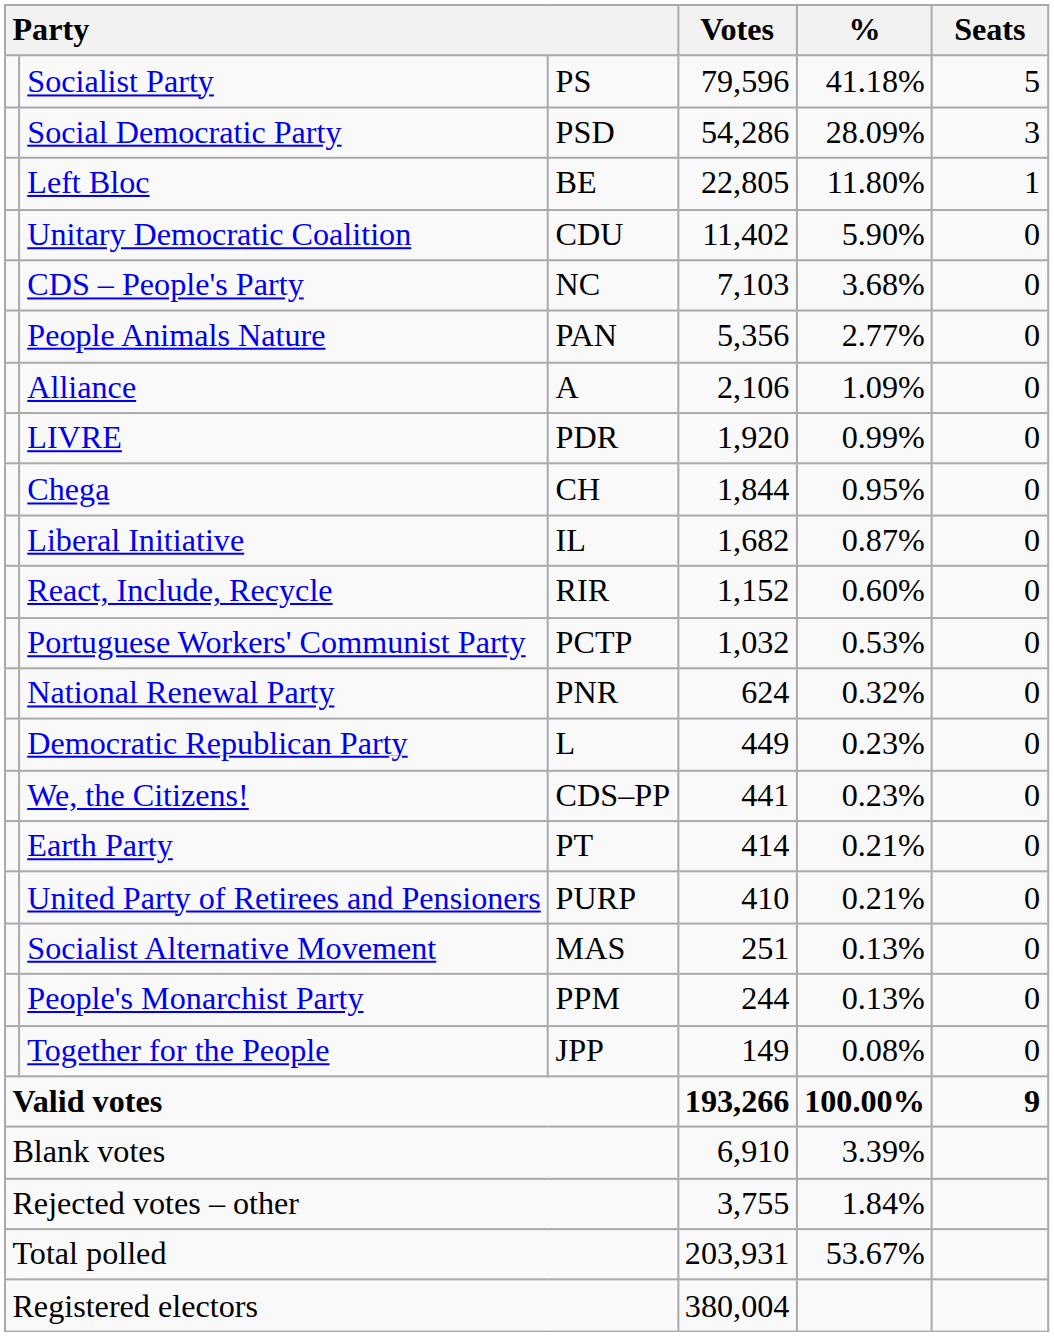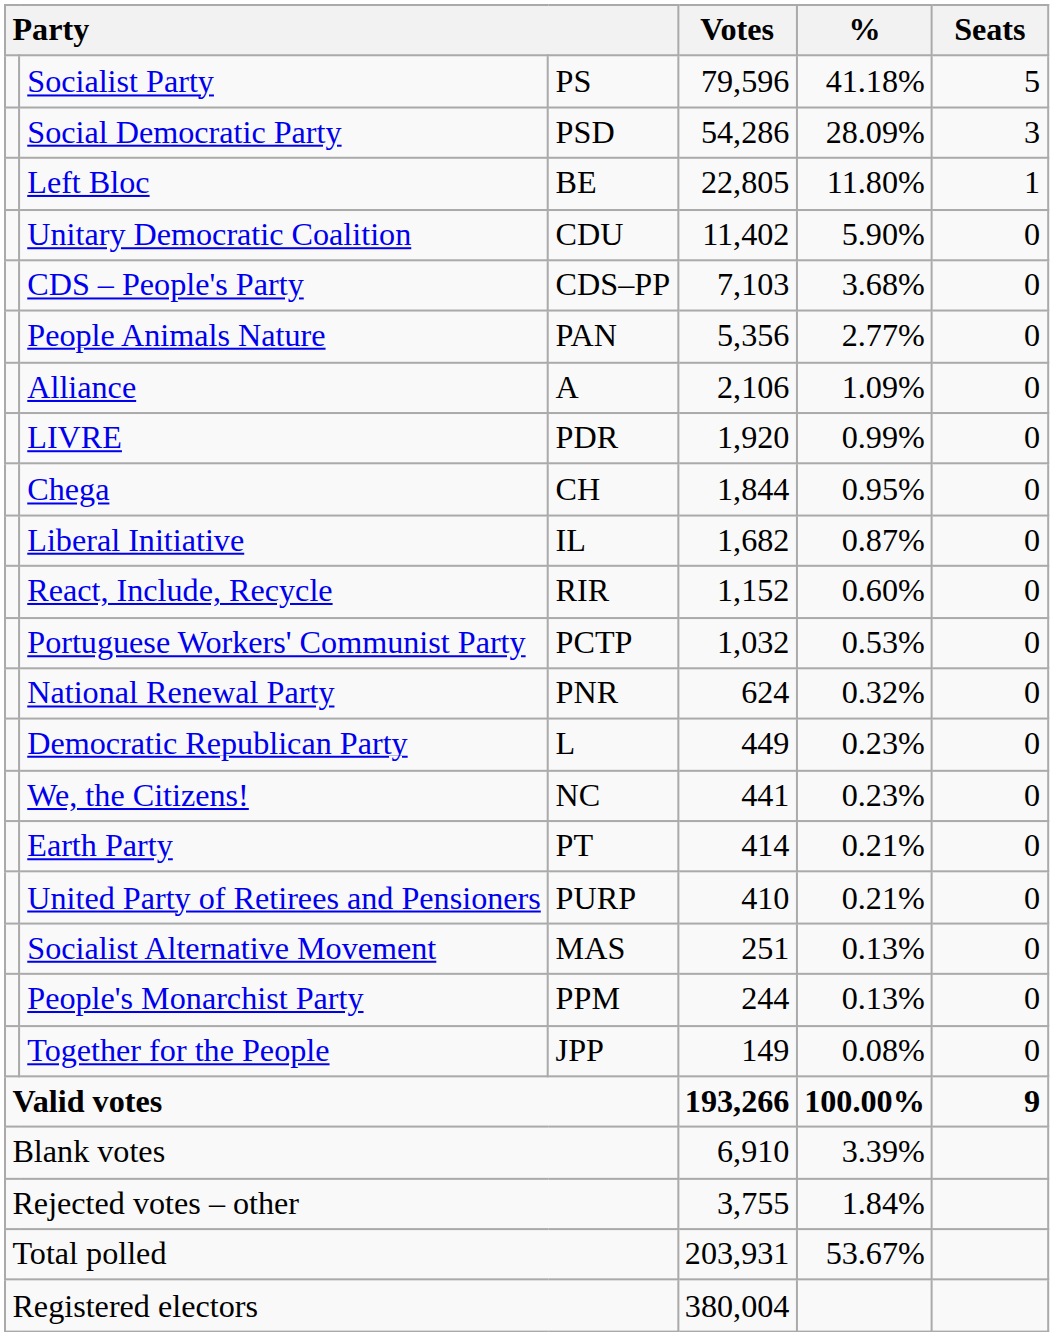(578, 285) NC -> (613, 285) CDS–PP
(613, 795) CDS–PP -> (578, 795) NC
